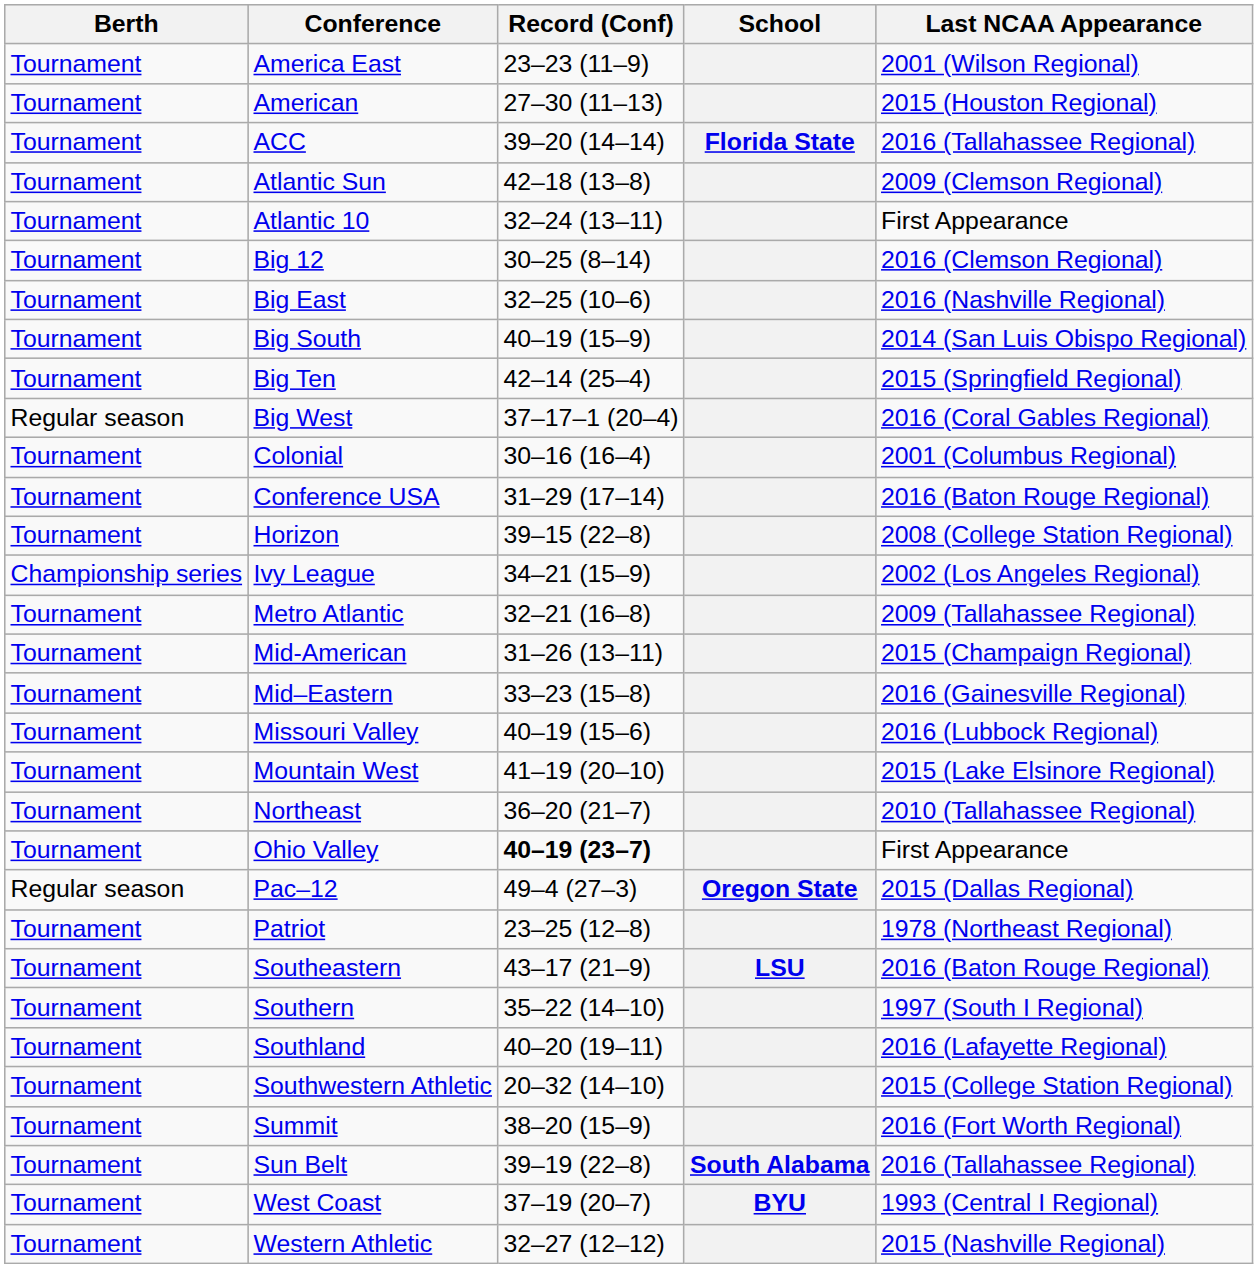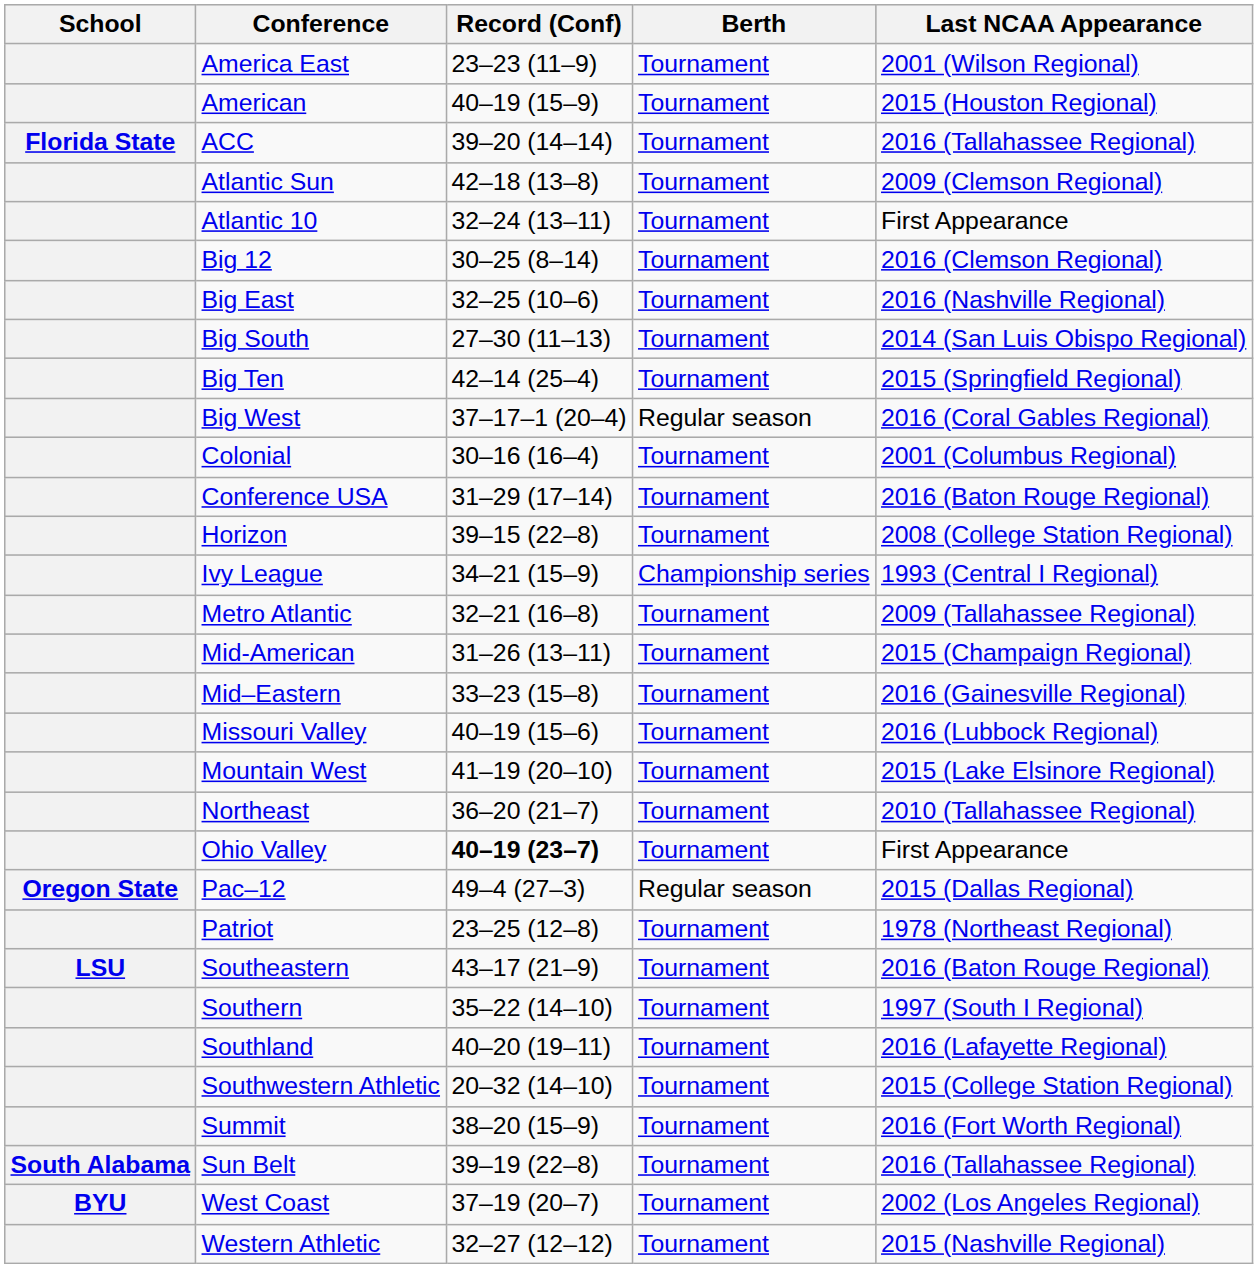columns swapped: (780, 24) <-> (126, 24)
(583, 102) 27–30 (11–13) -> (525, 102) 40–19 (15–9)
(577, 338) 40–19 (15–9) -> (531, 338) 27–30 (11–13)
(1040, 574) 2002 (Los Angeles Regional) -> (1020, 574) 1993 (Central I Regional)
(1020, 1204) 1993 (Central I Regional) -> (1040, 1204) 2002 (Los Angeles Regional)
